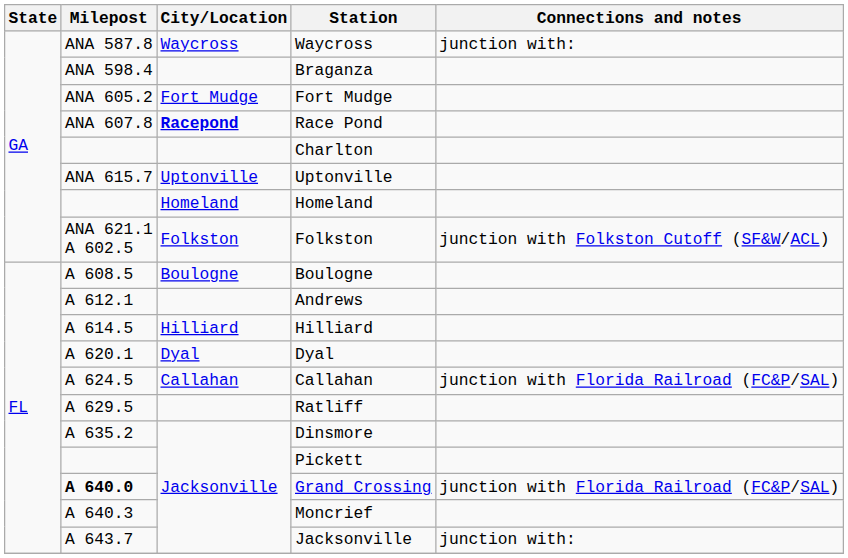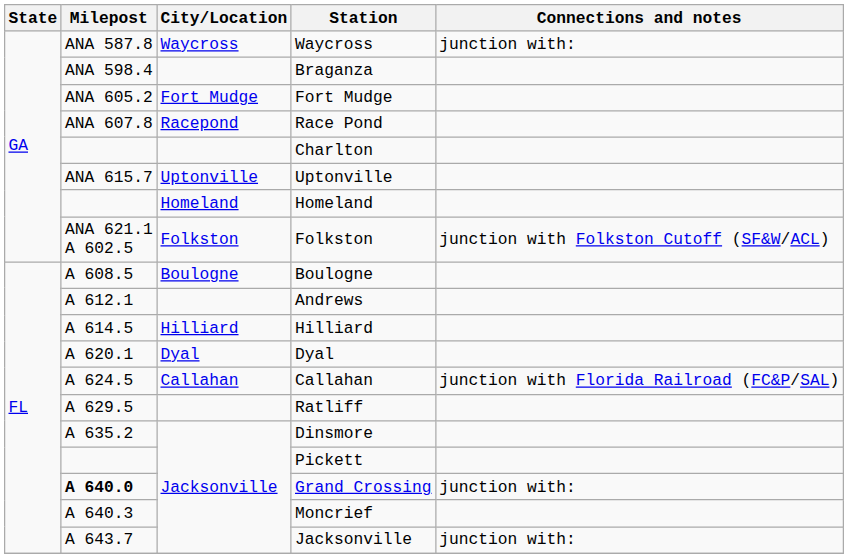(200, 124) bold -> (200, 124) normal
(639, 487) junction with Florida Railroad (FC&P/SAL) -> (508, 487) junction with:
